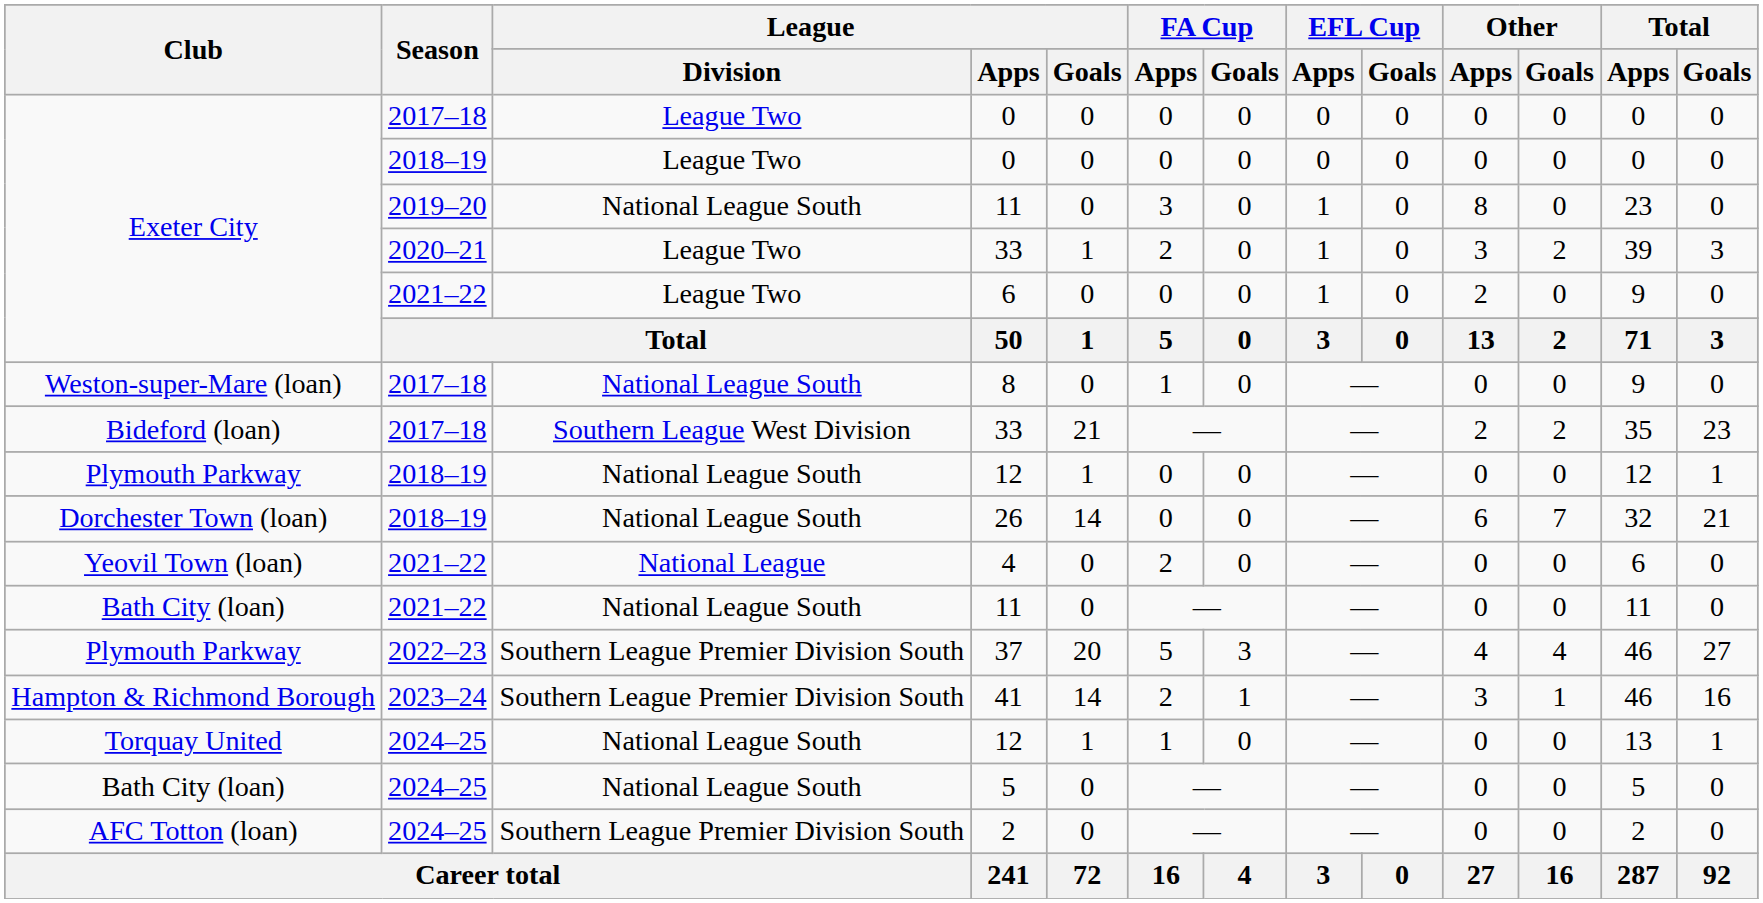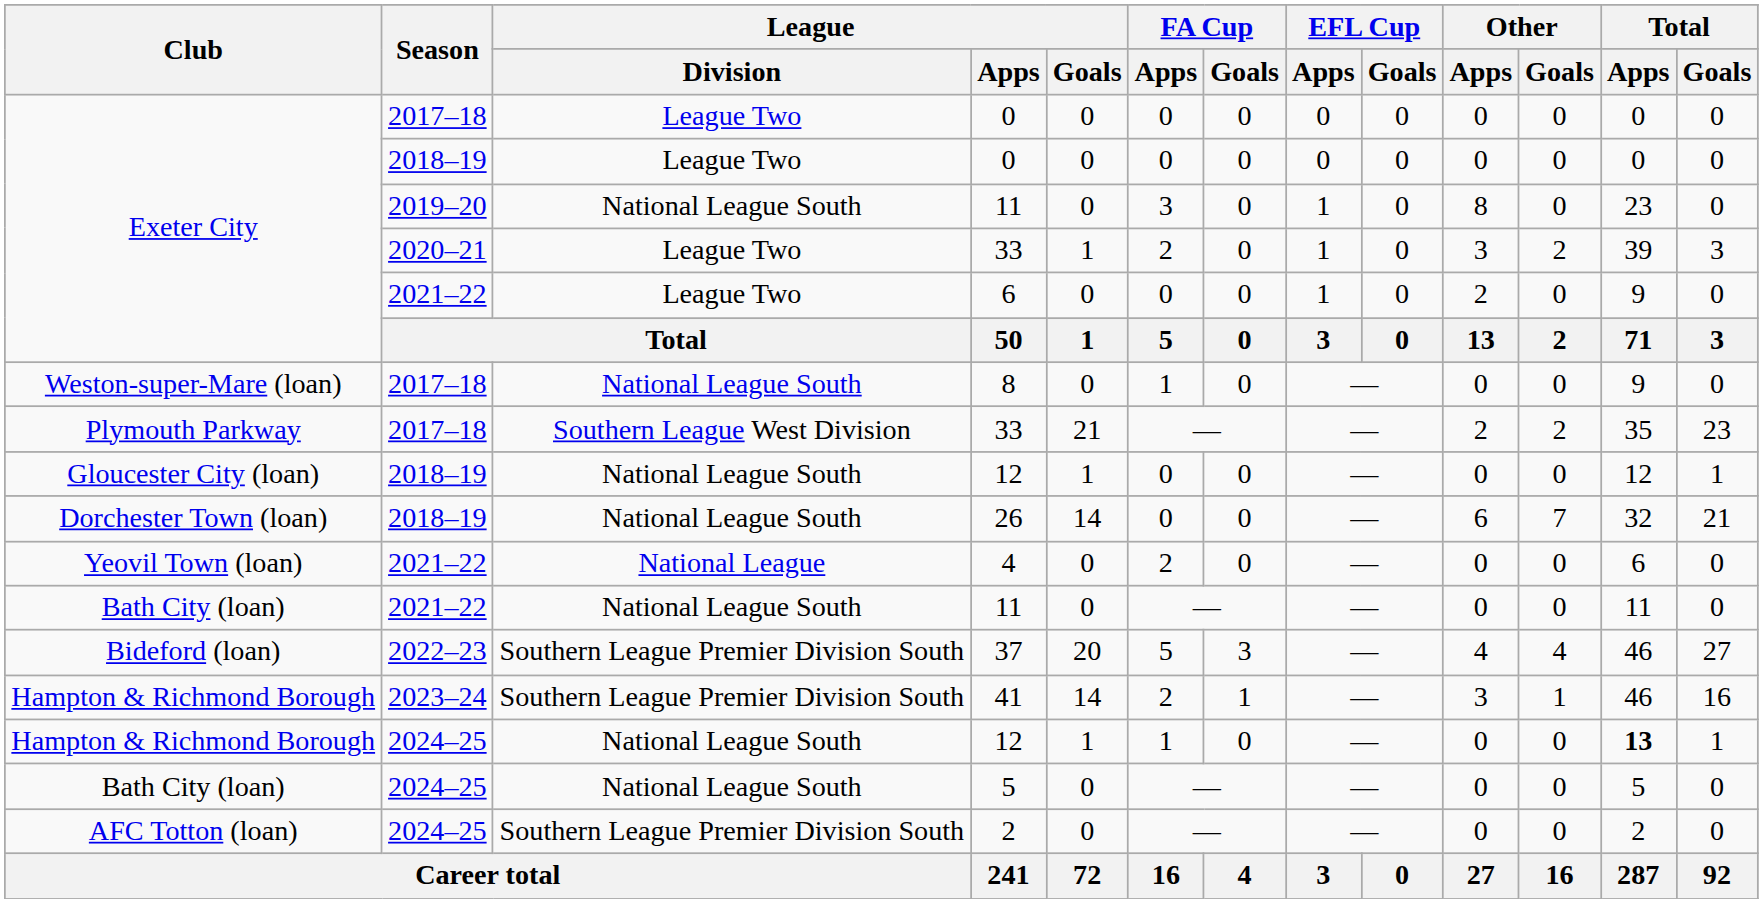(193, 428) Bideford (loan) -> (193, 428) Plymouth Parkway
(193, 473) Plymouth Parkway -> (193, 473) Gloucester City (loan)
(193, 652) Plymouth Parkway -> (193, 652) Bideford (loan)
(193, 741) Torquay United -> (193, 741) Hampton & Richmond Borough
(1638, 741) normal -> (1638, 741) bold
